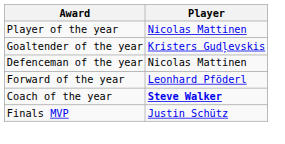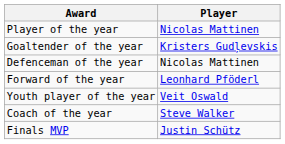+ row: (81, 96)
(185, 96) bold -> (197, 113) normal
